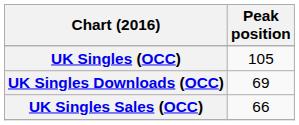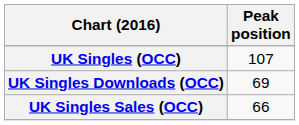(261, 58) 105 -> (261, 58) 107
